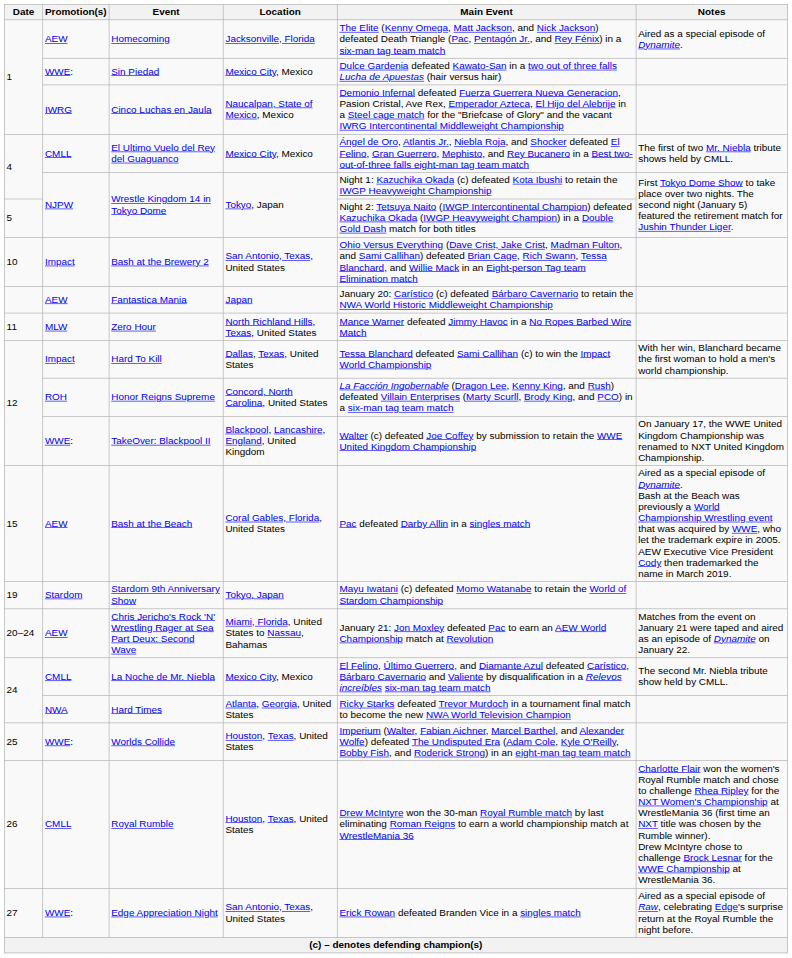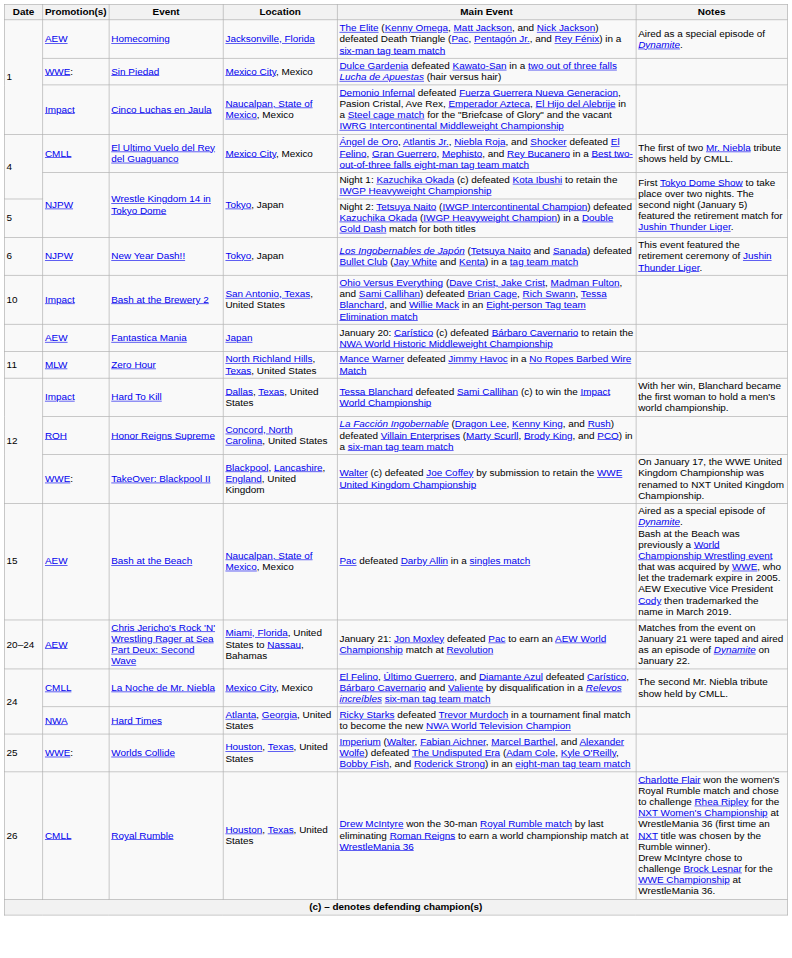(58, 109) IWRG -> (60, 109) Impact
+ row: (9, 256)
(274, 523) Coral Gables, Florida, United States -> (269, 561) Naucalpan, State of Mexico, Mexico
- row: (12, 595)
- row: (12, 912)
